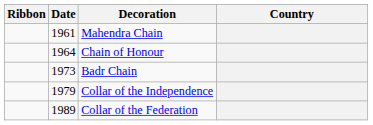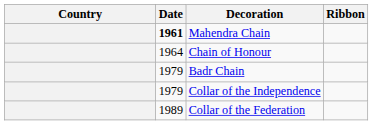columns swapped: (292, 14) <-> (26, 14)
(63, 33) normal -> (171, 33) bold
(63, 71) 1973 -> (171, 71) 1979
